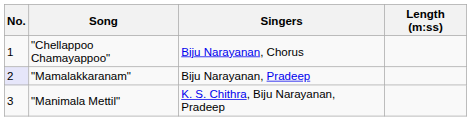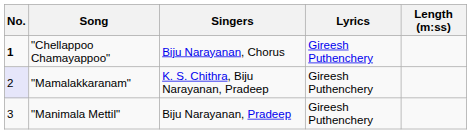+ column: (353, 20)
(10, 51) normal -> (10, 51) bold
(246, 76) Biju Narayanan, Pradeep -> (215, 83) K. S. Chithra, Biju Narayanan, Pradeep
(258, 101) K. S. Chithra, Biju Narayanan, Pradeep -> (227, 114) Biju Narayanan, Pradeep
